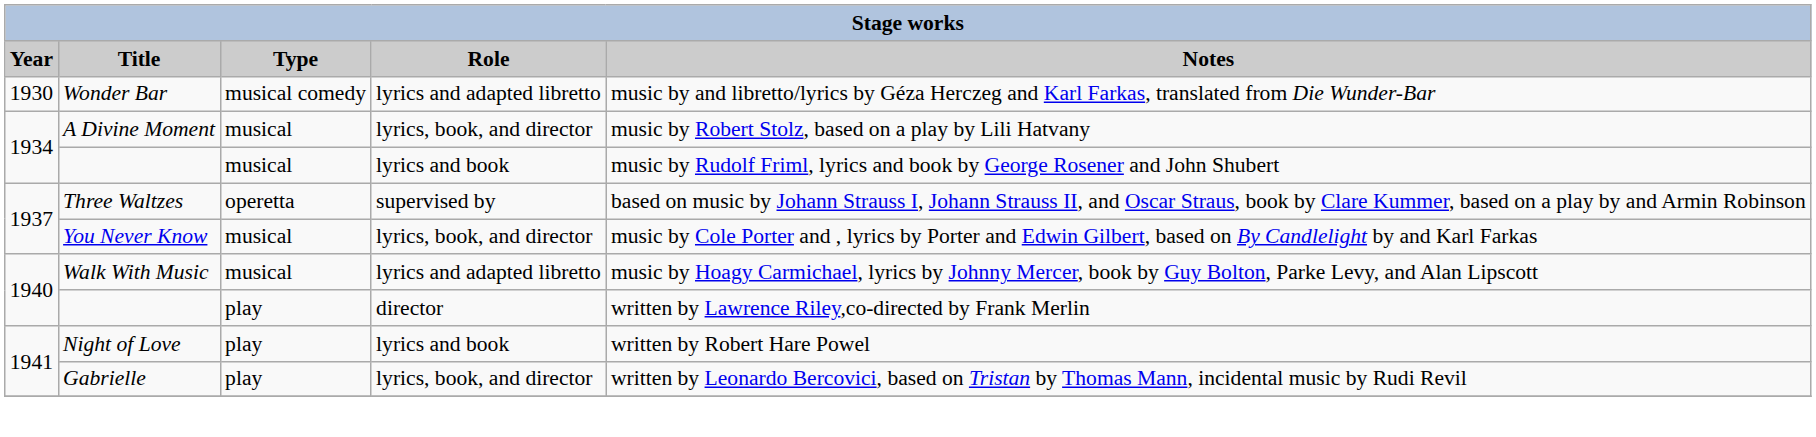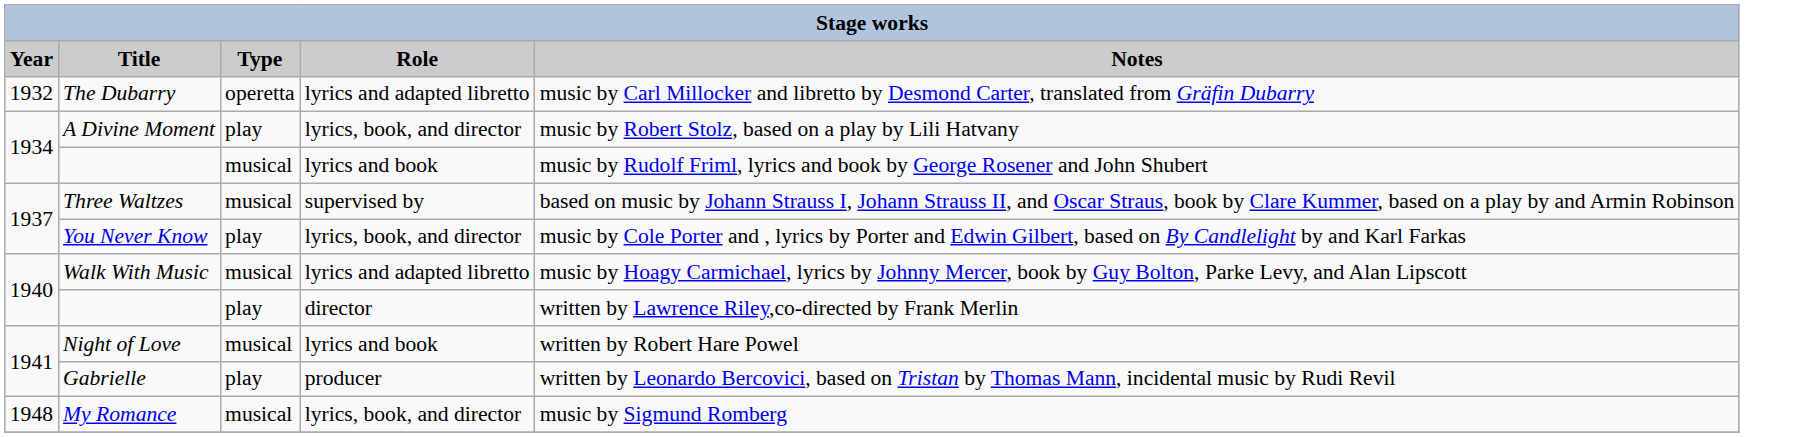- row: (31, 93)
+ row: (31, 93)
(259, 129) musical -> (244, 129) play
(260, 200) operetta -> (259, 200) musical
(259, 236) musical -> (244, 236) play
(244, 343) play -> (259, 343) musical
(484, 378) lyrics, book, and director -> (343, 378) producer
+ row: (31, 414)
